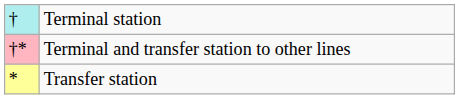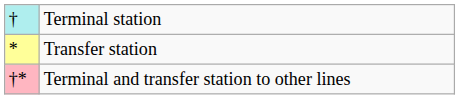rows swapped: (100, 79) <-> (197, 49)
